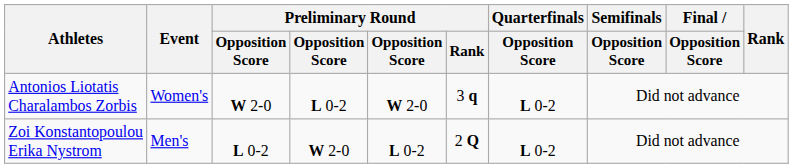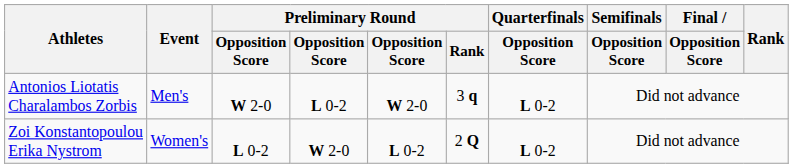(179, 96) Women's -> (169, 96) Men's
(169, 141) Men's -> (179, 141) Women's
